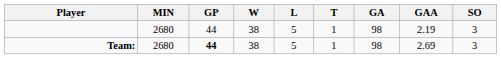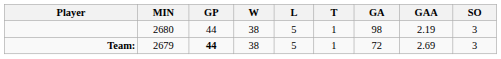(163, 45) 2680 -> (163, 45) 2679
(377, 45) 98 -> (377, 45) 72
